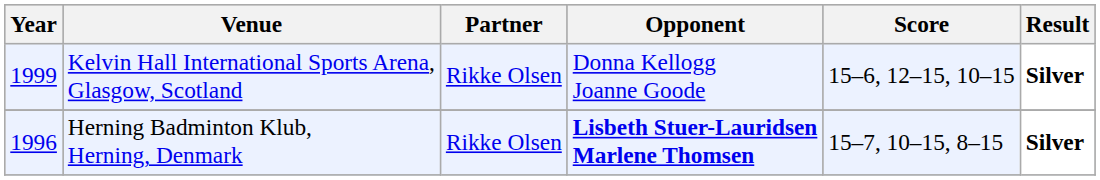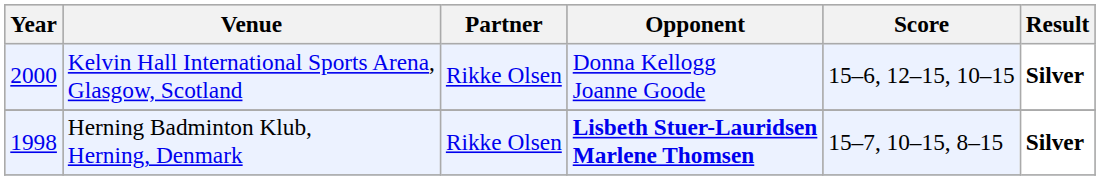(34, 76) 1999 -> (34, 76) 2000
(34, 142) 1996 -> (34, 142) 1998
